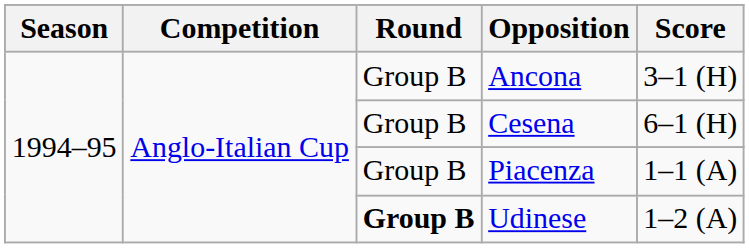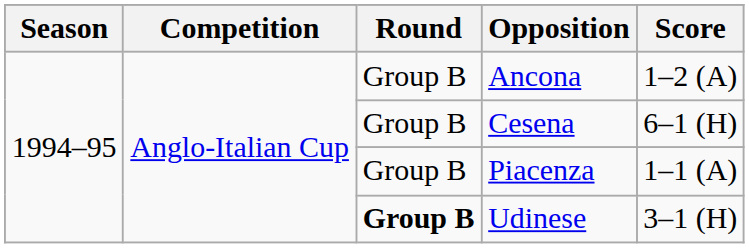(690, 75) 3–1 (H) -> (690, 75) 1–2 (A)
(690, 218) 1–2 (A) -> (690, 218) 3–1 (H)
